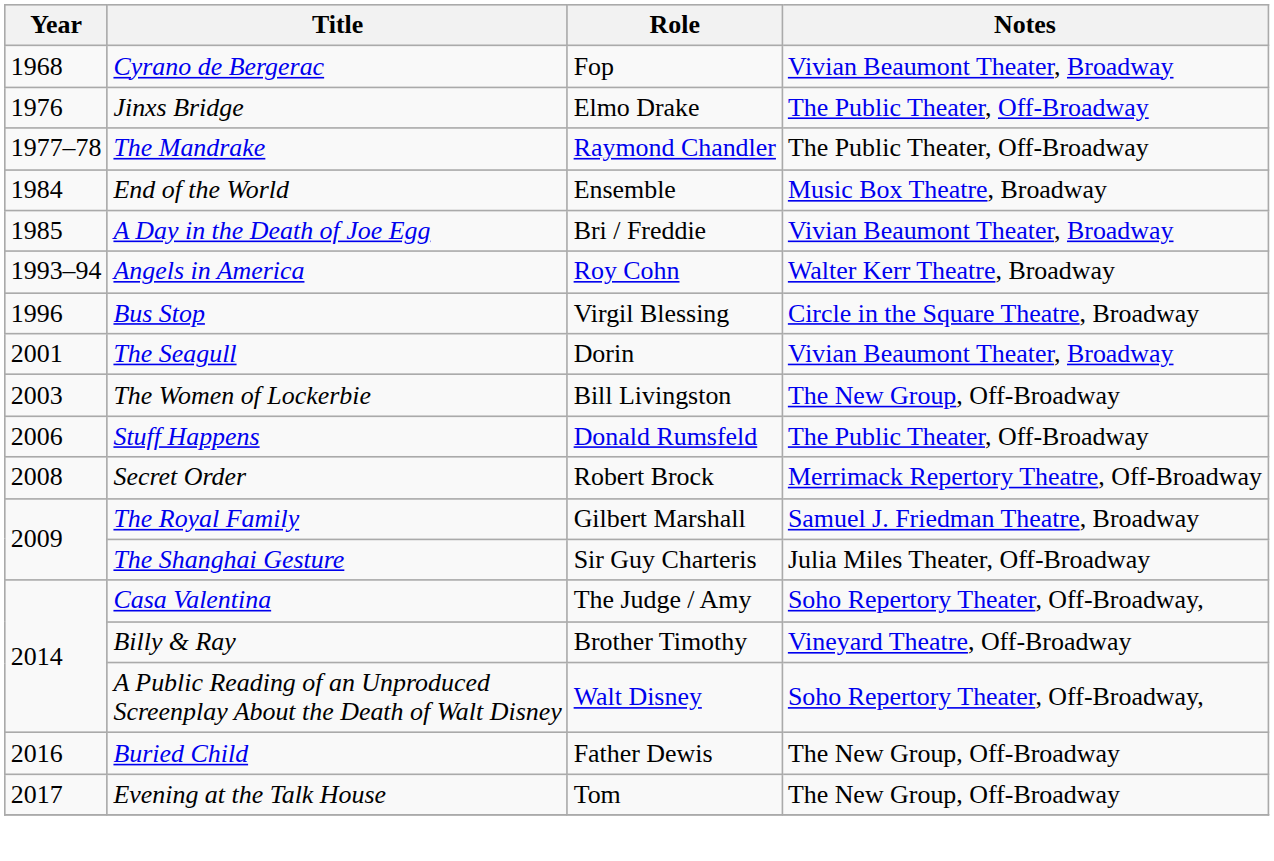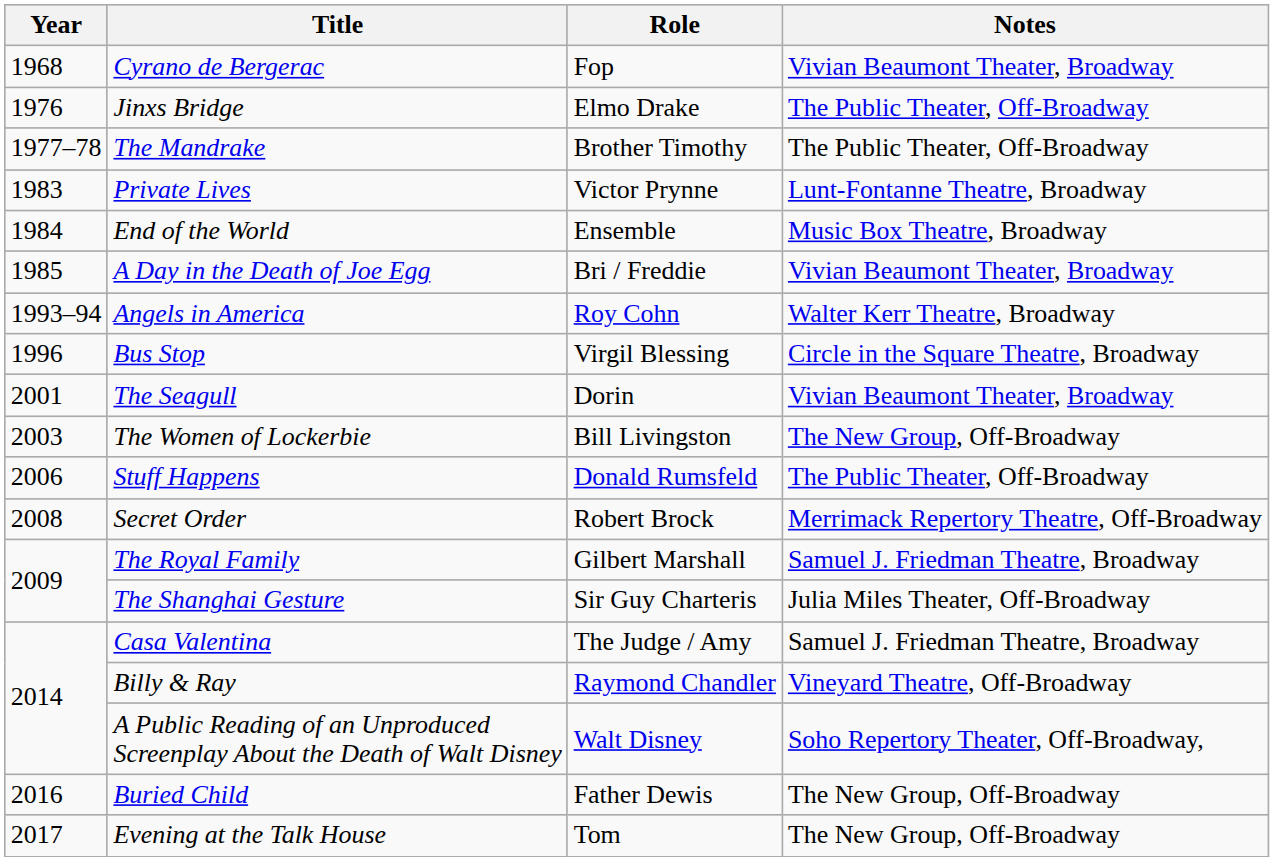(675, 148) Raymond Chandler -> (660, 148) Brother Timothy
+ row: (182, 189)
(996, 600) Soho Repertory Theater, Off-Broadway, -> (994, 641) Samuel J. Friedman Theatre, Broadway
(660, 641) Brother Timothy -> (675, 682) Raymond Chandler
